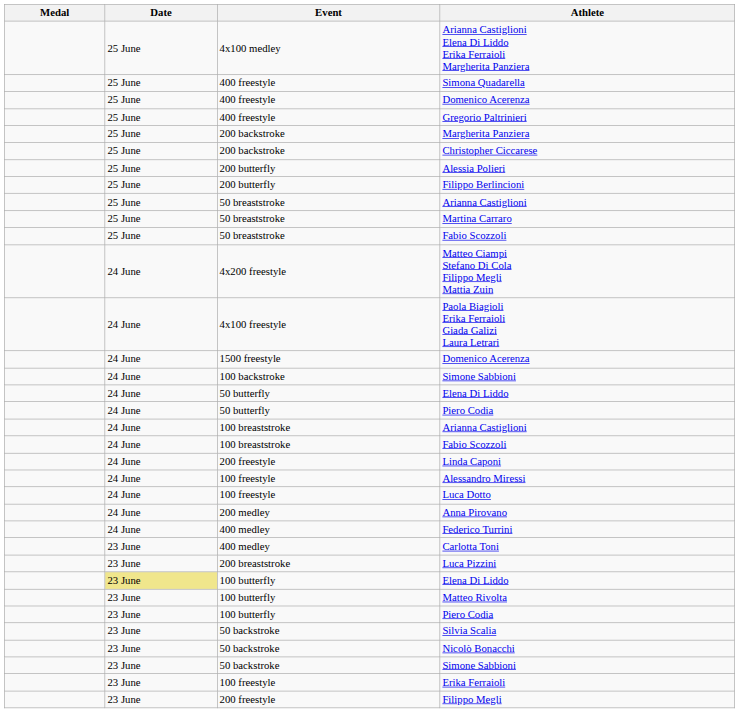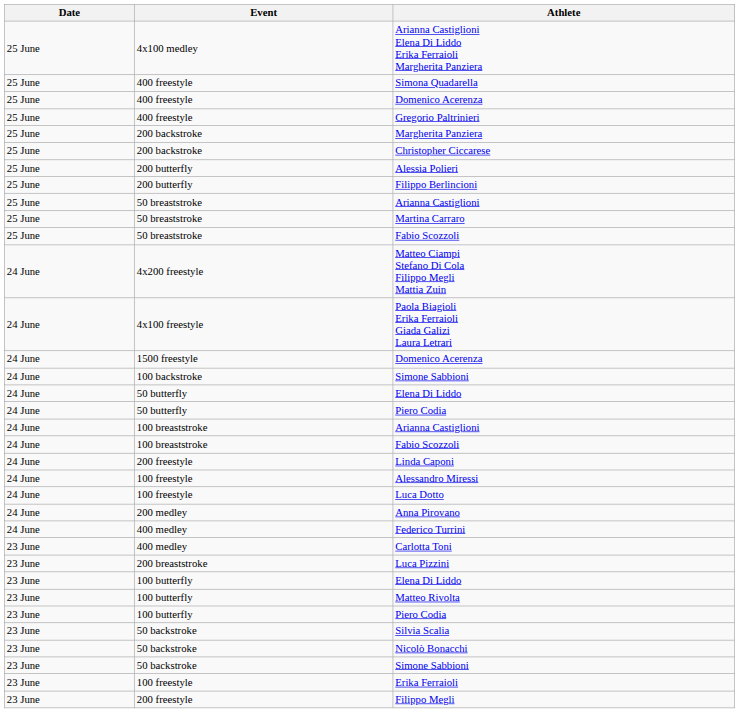- column: (55, 13)
(124, 580) khaki background -> (23, 580) no background
